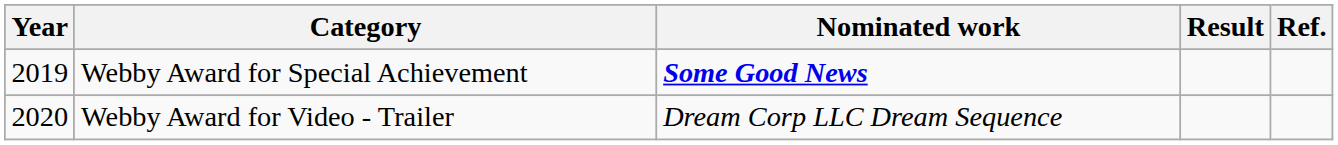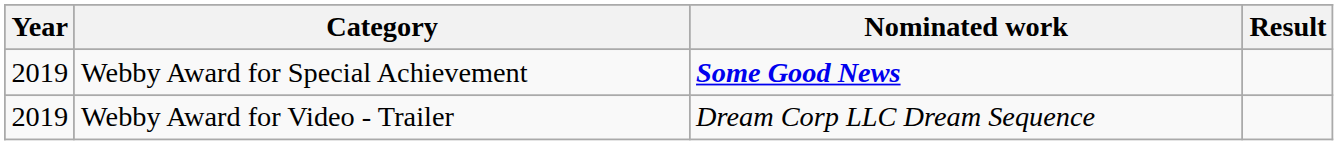- column: (1302, 26)
(40, 116) 2020 -> (40, 116) 2019
